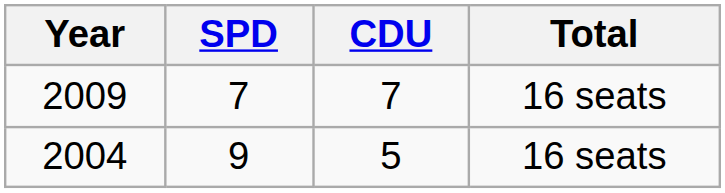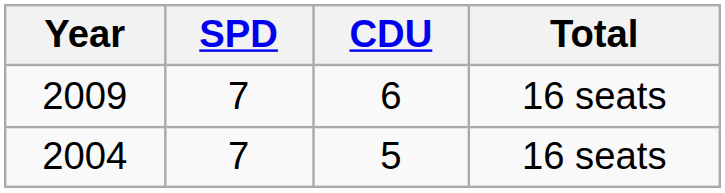(391, 95) 7 -> (391, 95) 6
(239, 156) 9 -> (239, 156) 7
